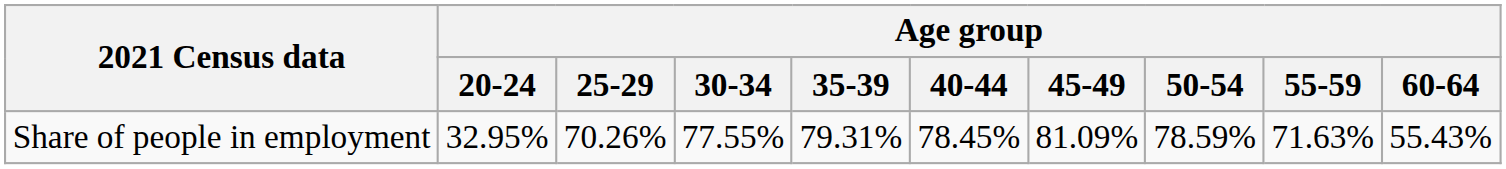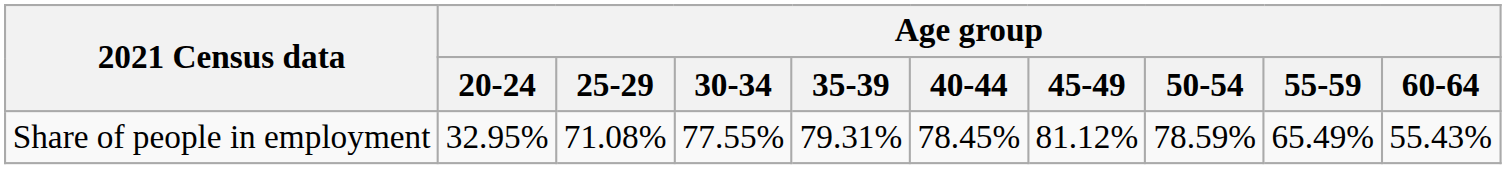(615, 136) 70.26% -> (615, 136) 71.08%
(1087, 136) 81.09% -> (1087, 136) 81.12%
(1323, 136) 71.63% -> (1323, 136) 65.49%
